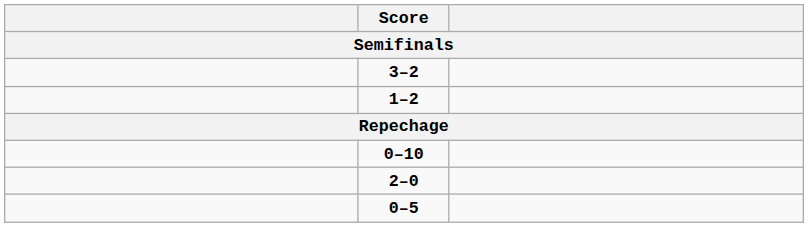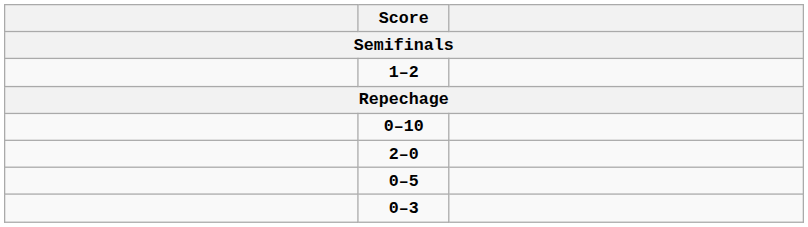- row: (404, 72)
+ row: (404, 208)
